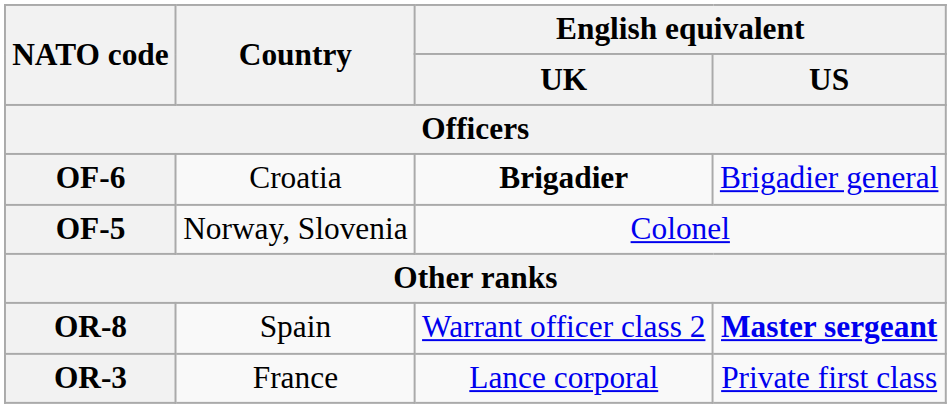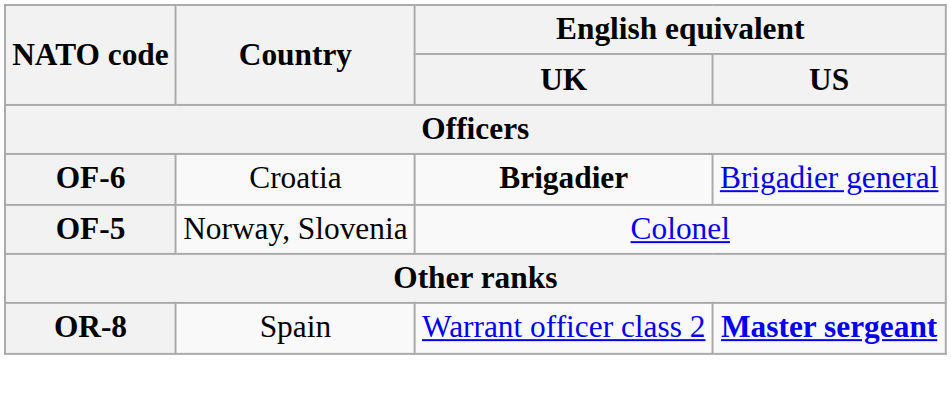- row: (90, 377)
